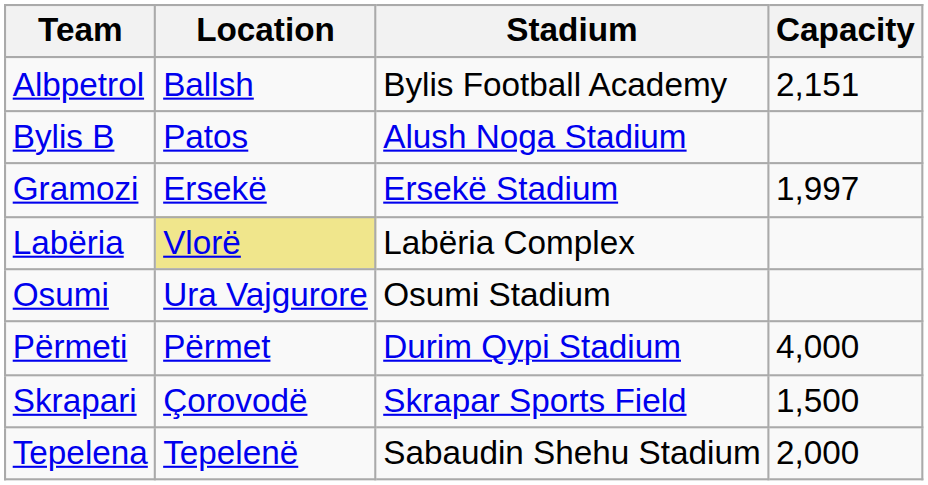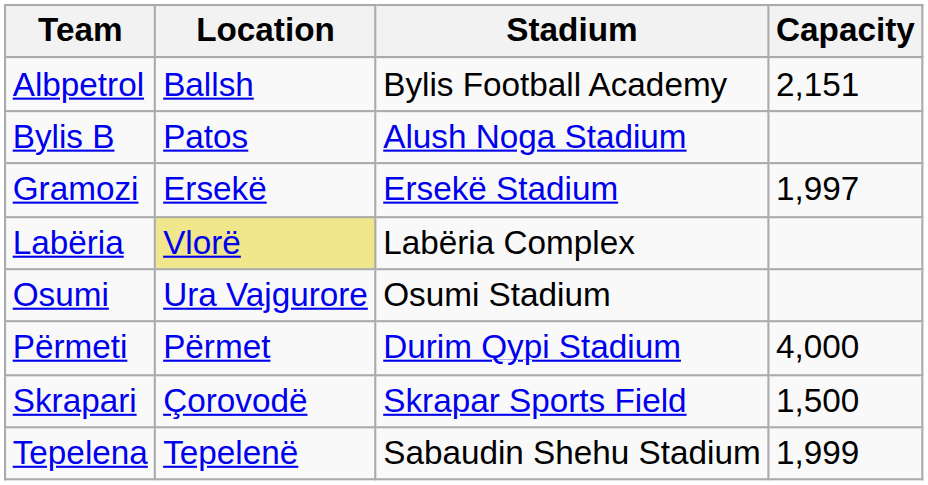(818, 453) 2,000 -> (818, 453) 1,999
